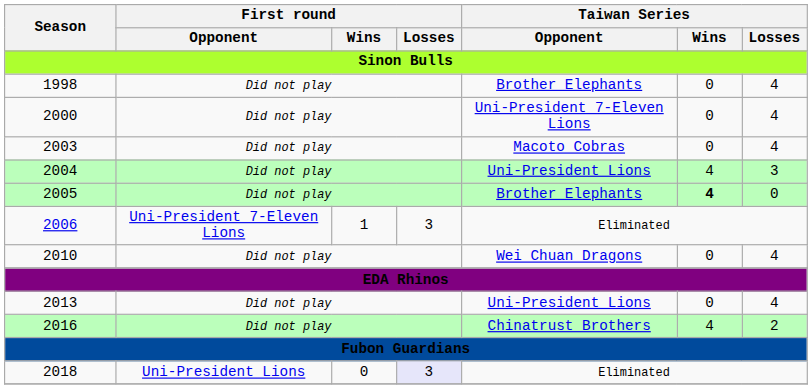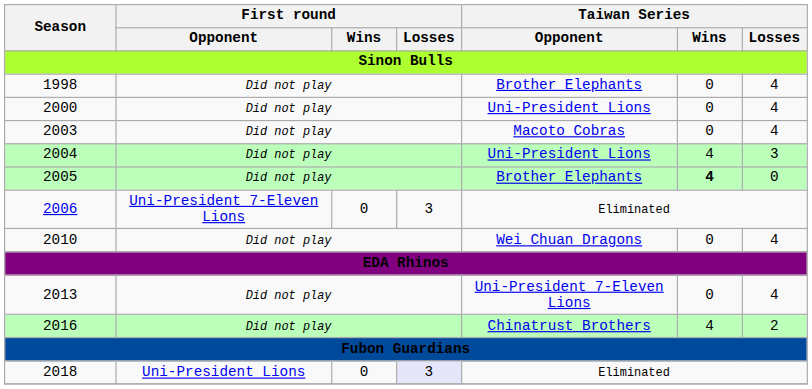(569, 117) Uni-President 7-Eleven Lions -> (569, 109) Uni-President Lions
(364, 226) 1 -> (364, 210) 0
(569, 303) Uni-President Lions -> (569, 295) Uni-President 7-Eleven Lions
